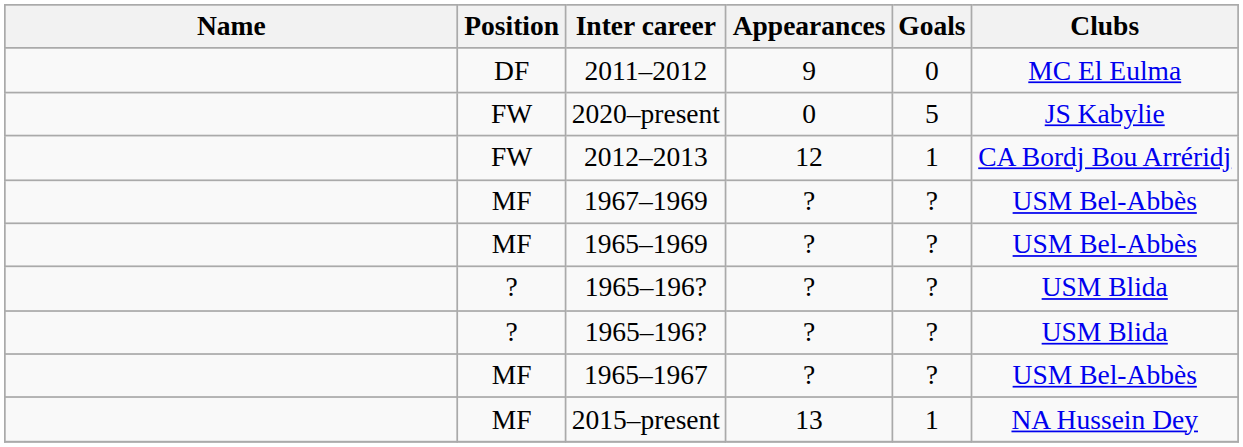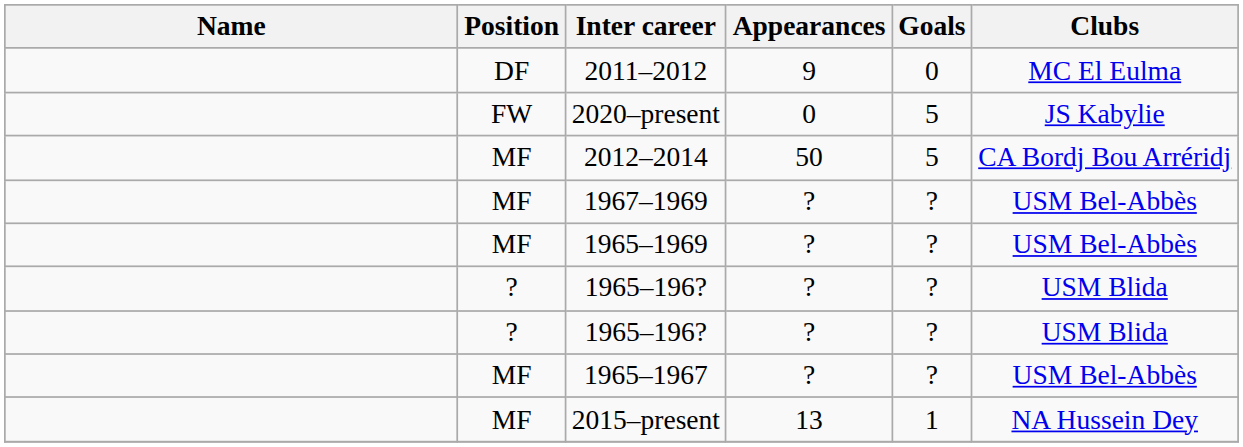+ row: (646, 157)
- row: (646, 157)
